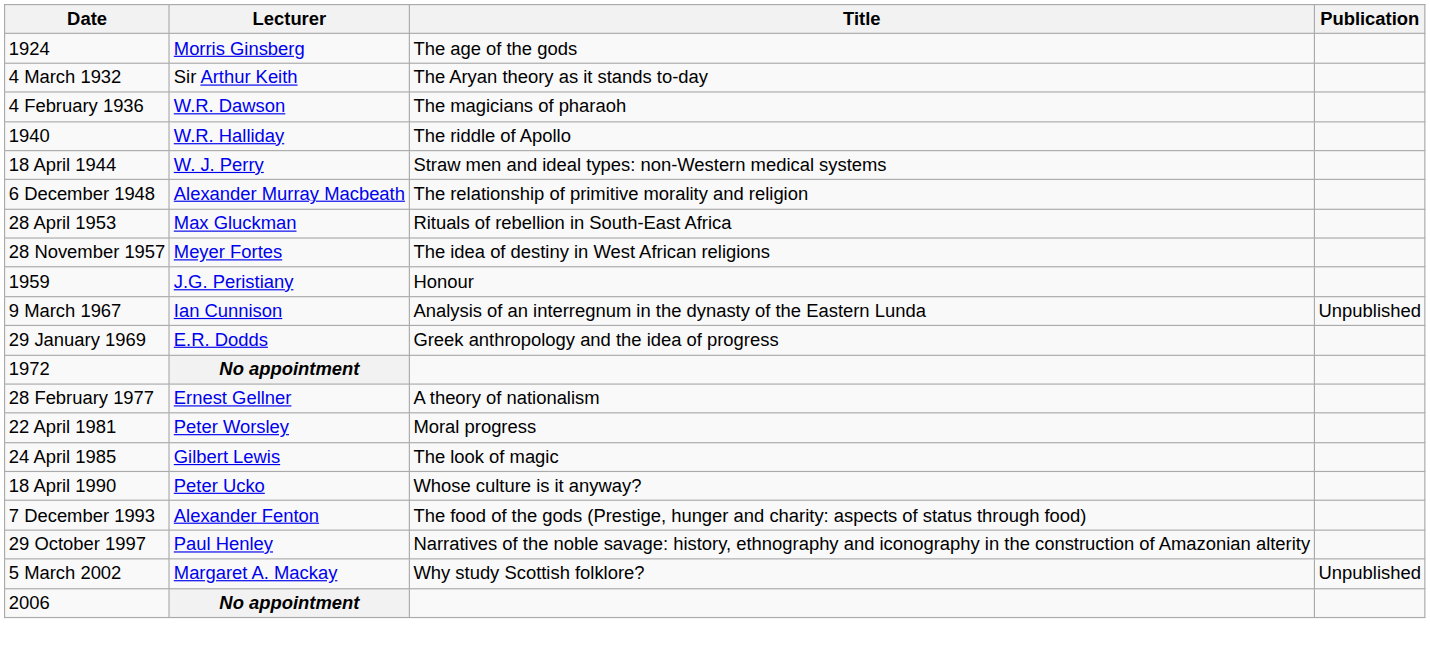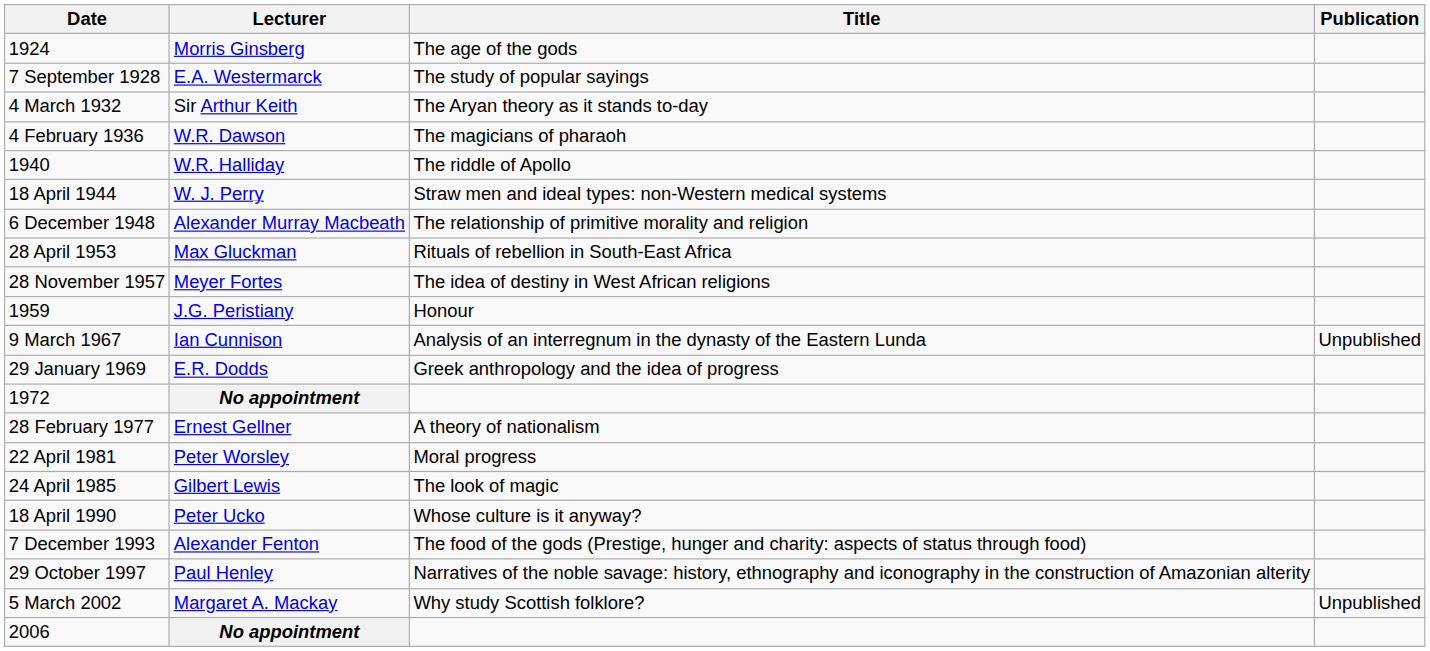+ row: (85, 77)
